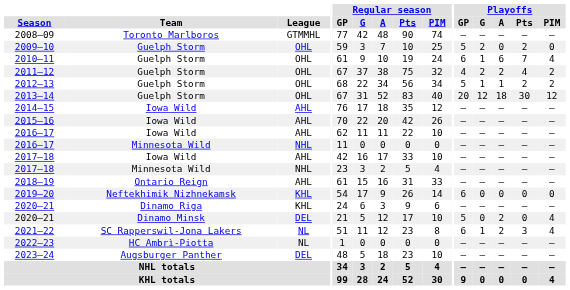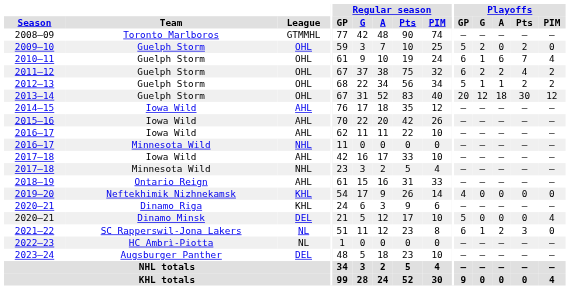(463, 71) 4 -> (463, 71) 6
(463, 194) 6 -> (463, 194) 4
(501, 218) 2 -> (501, 218) 0
(552, 230) 4 -> (552, 230) 0
